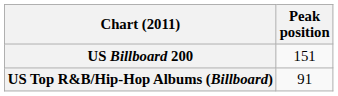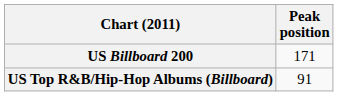(305, 56) 151 -> (305, 56) 171
